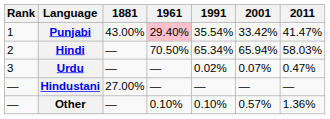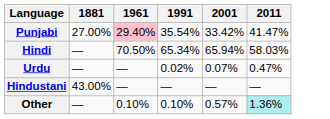- column: (21, 13)
(125, 31) 43.00% -> (91, 31) 27.00%
(125, 86) 27.00% -> (91, 86) 43.00%
(299, 104) no background -> (266, 104) paleturquoise background
